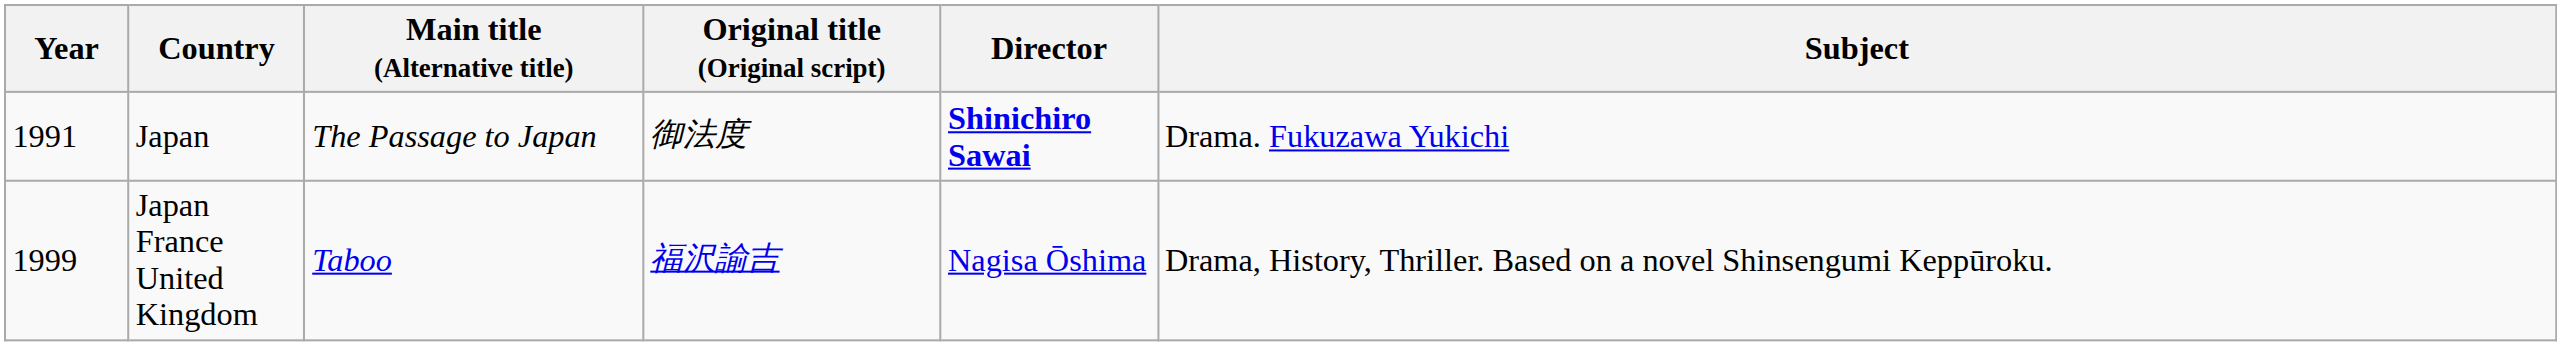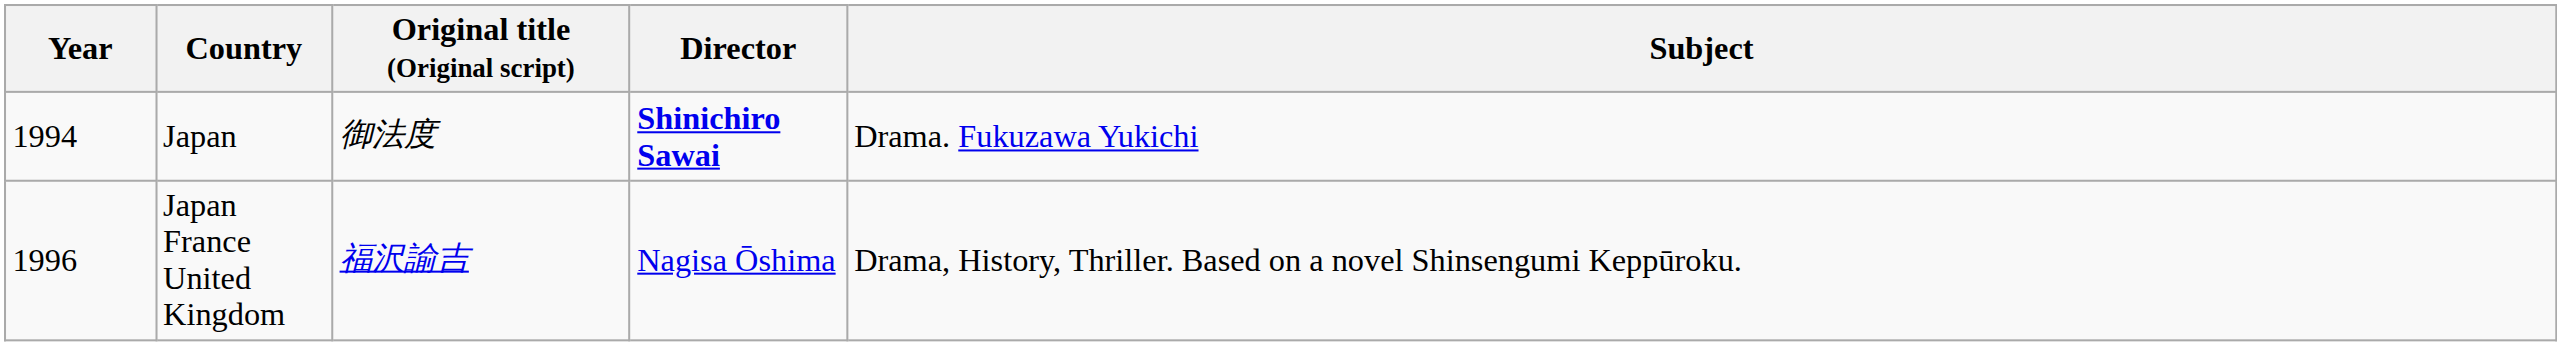- column: (474, 48)
(45, 135) 1991 -> (45, 135) 1994
(45, 259) 1999 -> (45, 259) 1996
